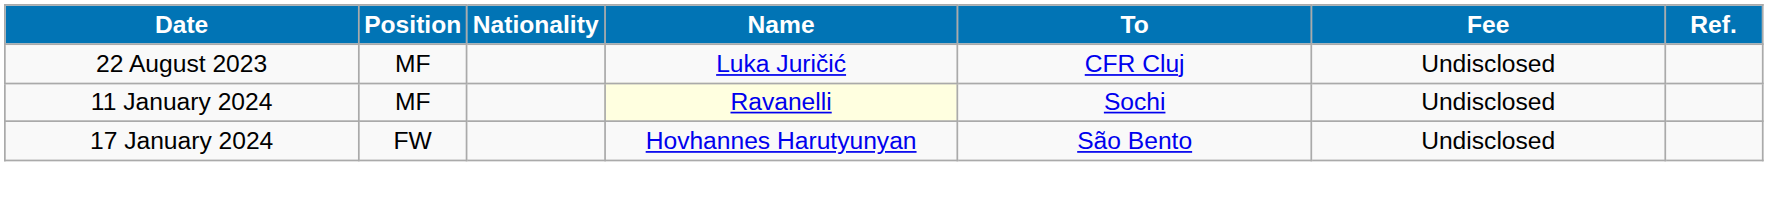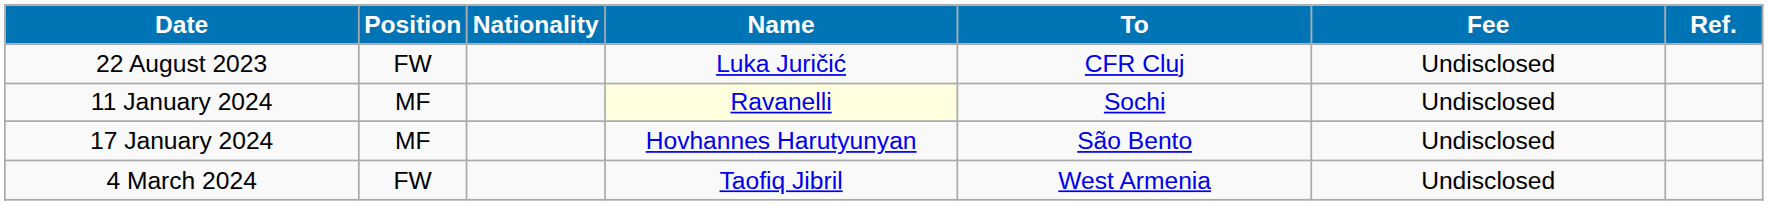(413, 64) MF -> (413, 64) FW
(413, 141) FW -> (413, 141) MF
+ row: (182, 180)
